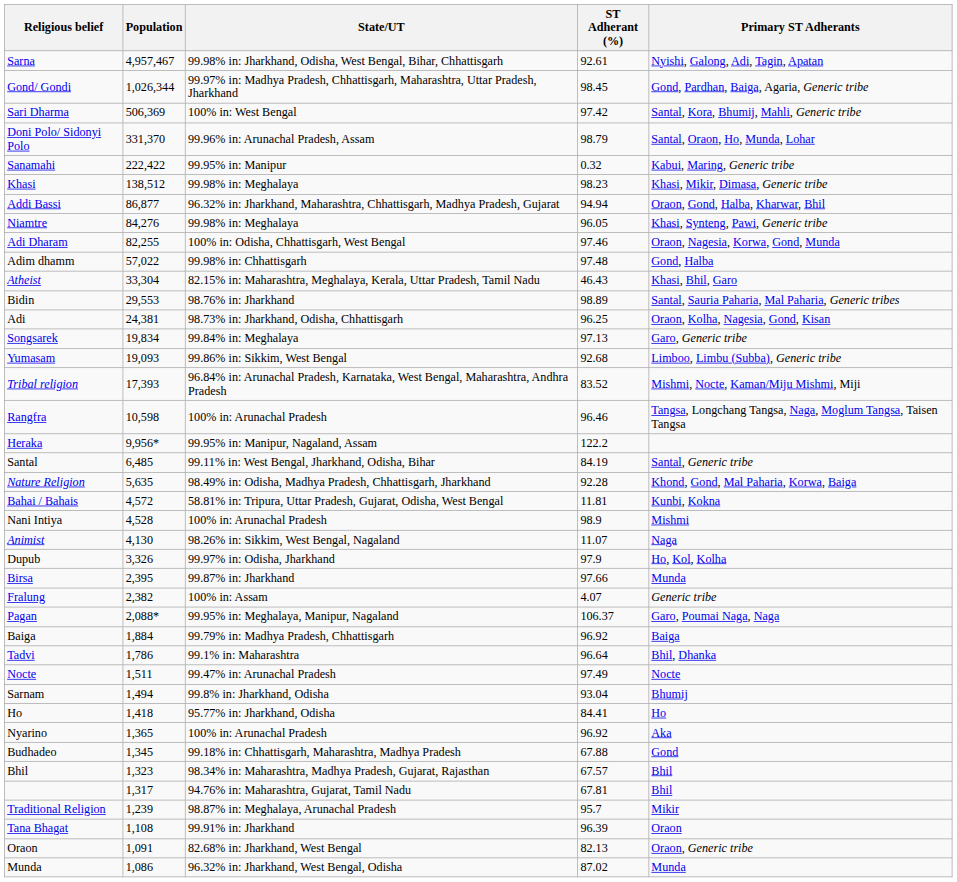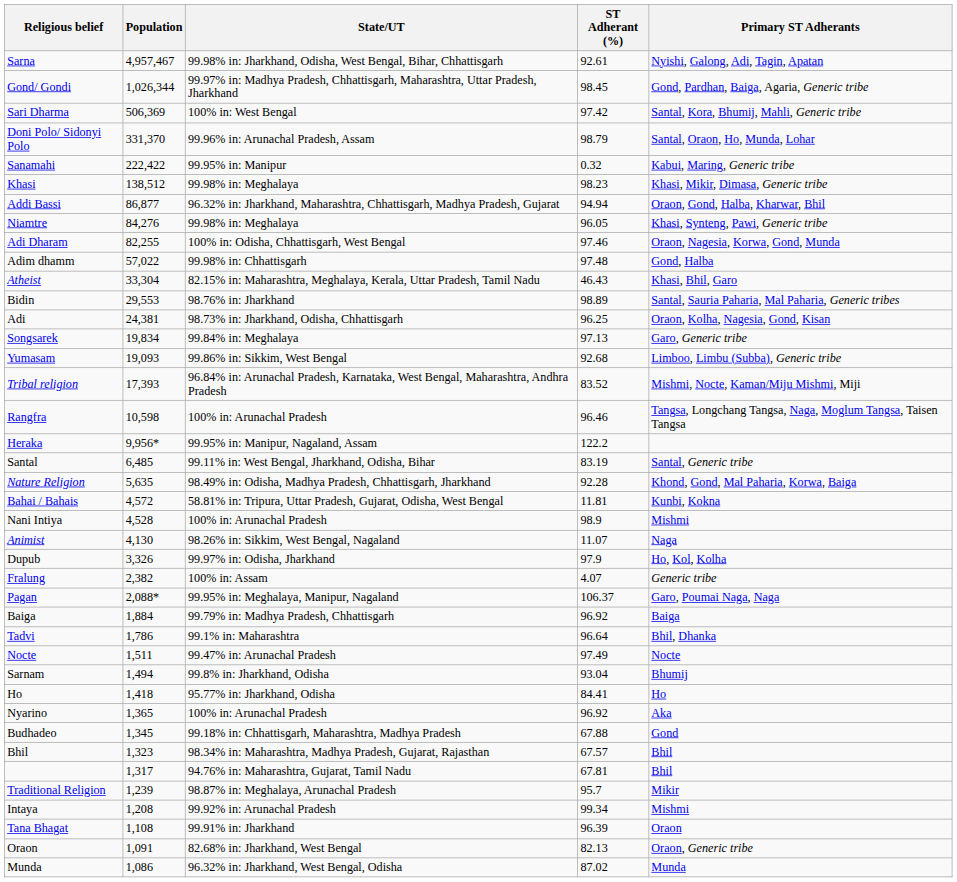(594, 462) 84.19 -> (594, 462) 83.19
- row: (20, 578)
+ row: (22, 809)
